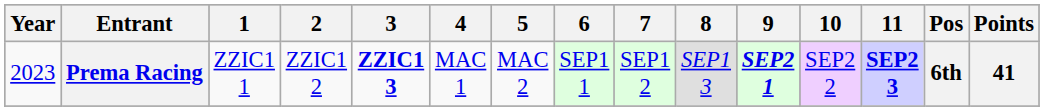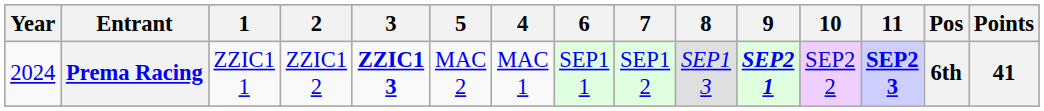columns swapped: (461, 22) <-> (523, 22)
(33, 73) 2023 -> (33, 73) 2024
